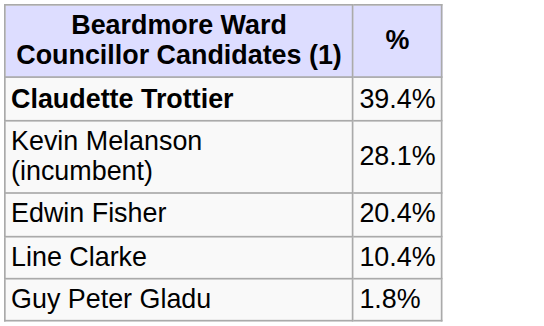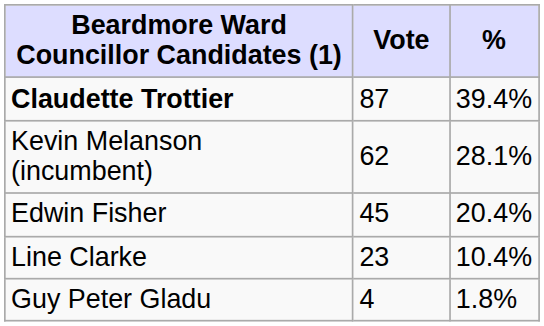+ column: (401, 40)
